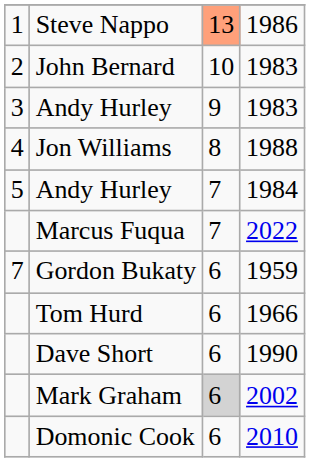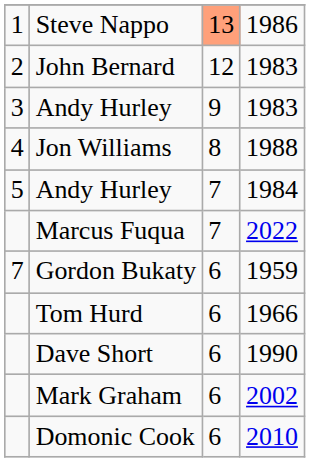(221, 66) 10 -> (221, 66) 12
(215, 395) lightgrey background -> (215, 395) no background
